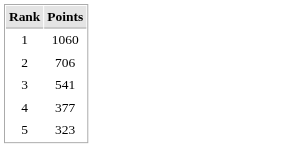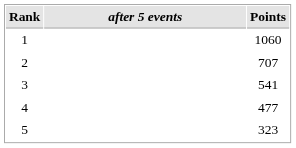+ column: (145, 16)
(65, 62) 706 -> (268, 62) 707
(65, 107) 377 -> (268, 107) 477
